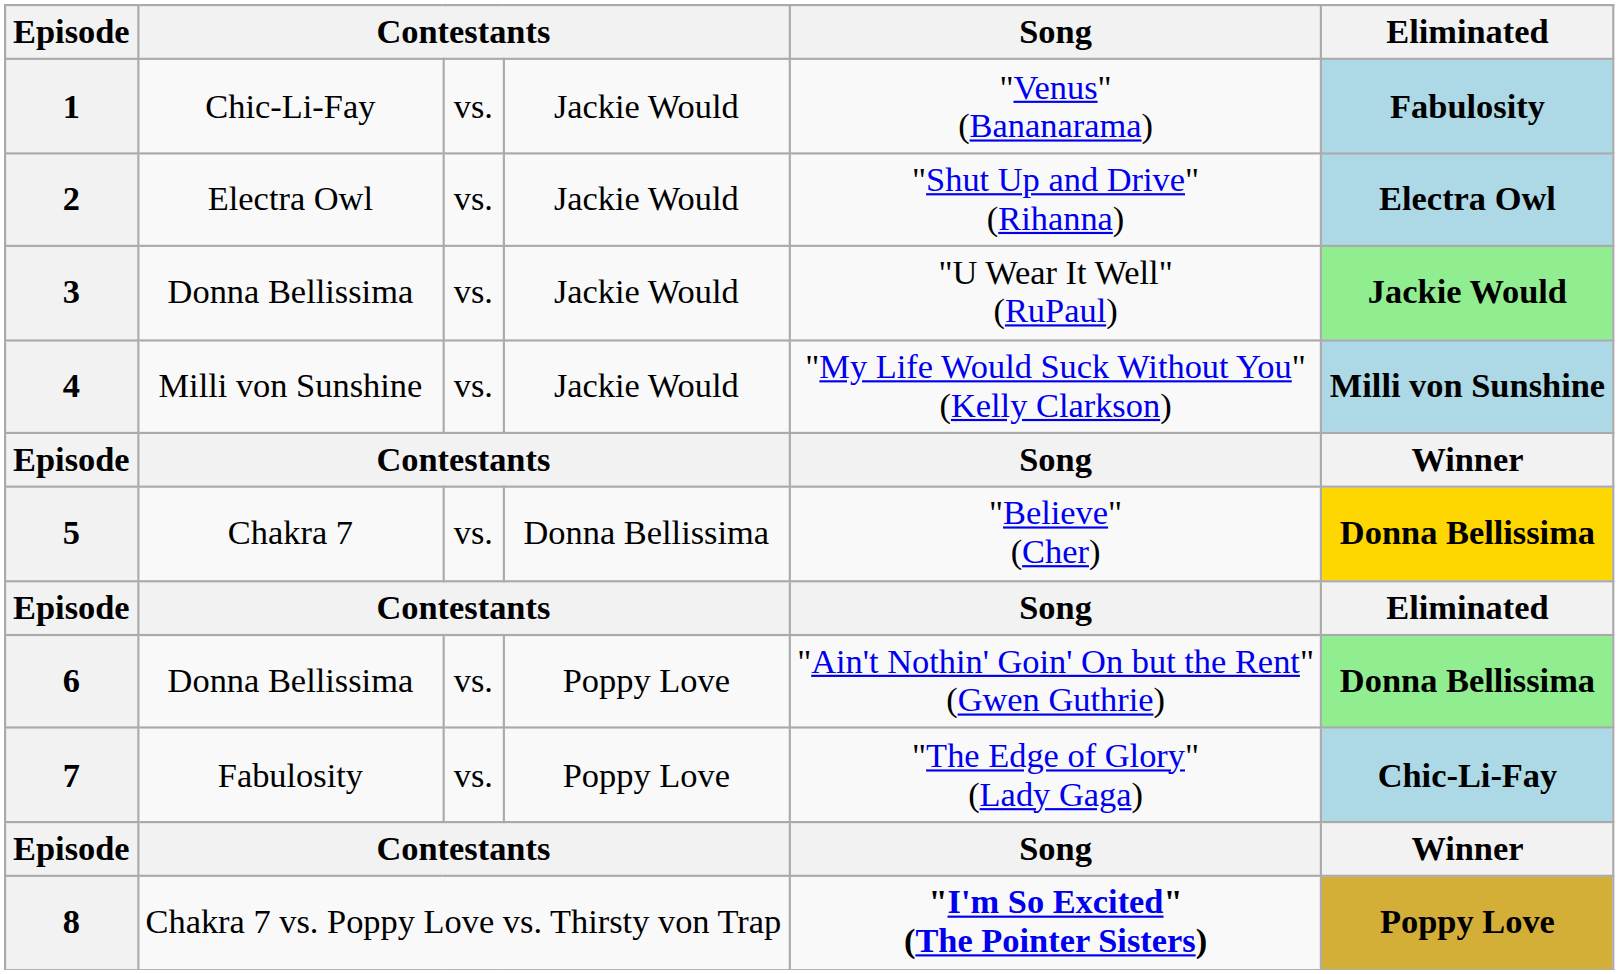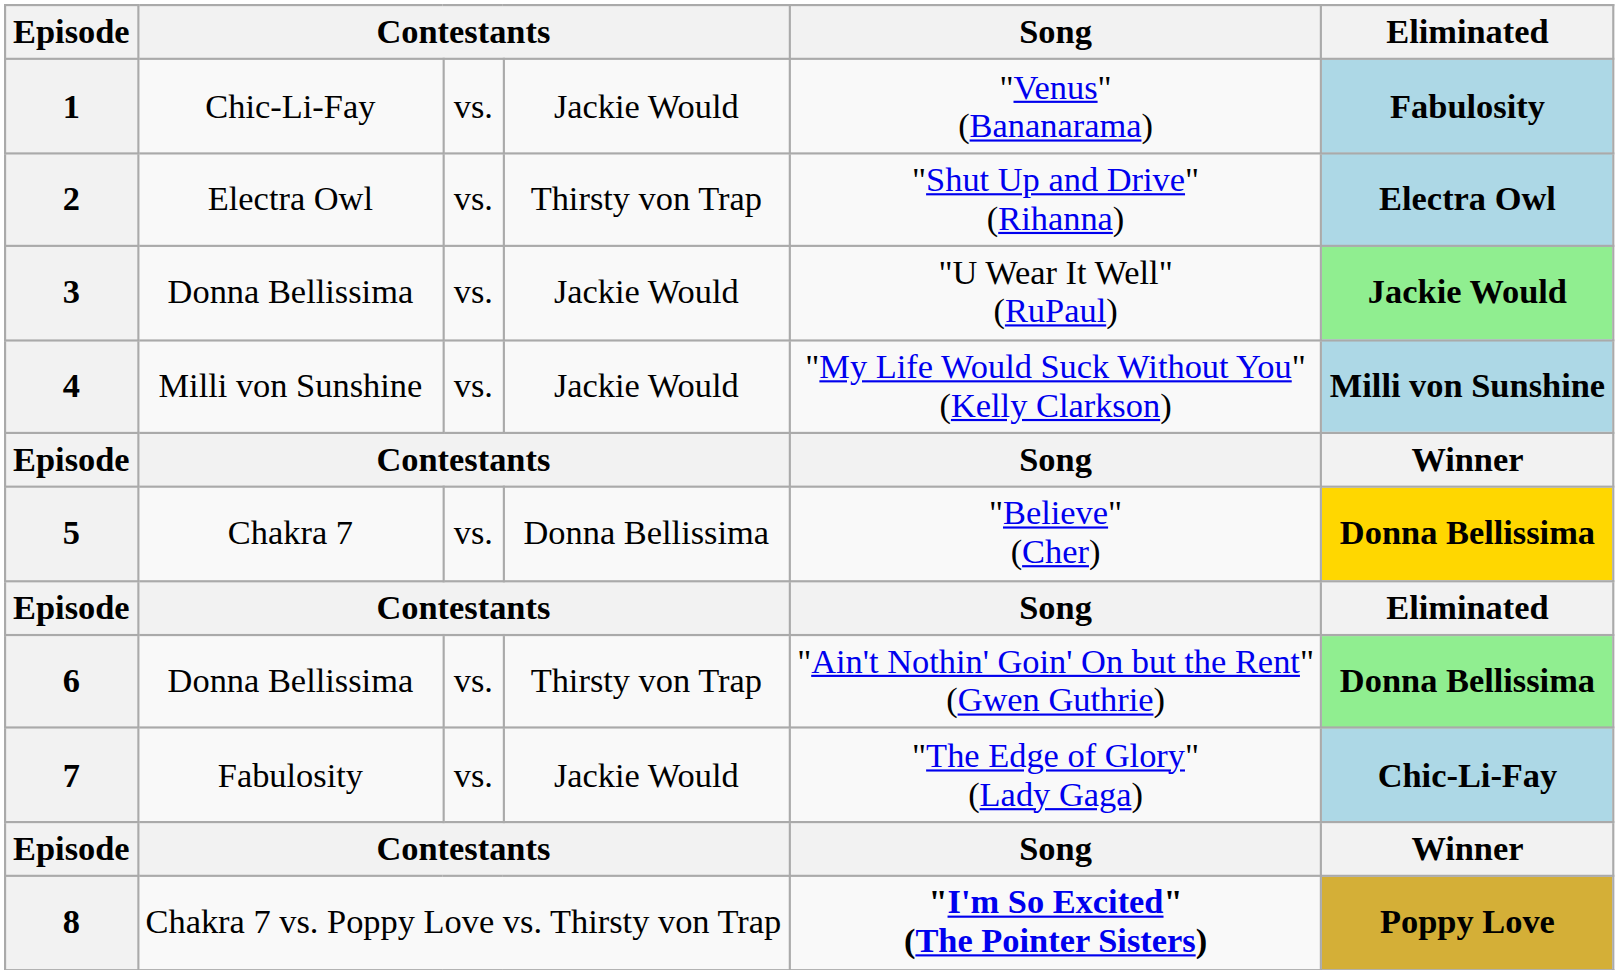(646, 198) Jackie Would -> (646, 198) Thirsty von Trap
(646, 681) Poppy Love -> (646, 681) Thirsty von Trap
(646, 774) Poppy Love -> (646, 774) Jackie Would
